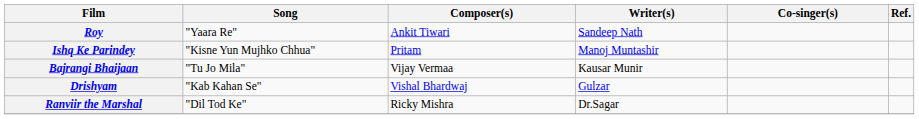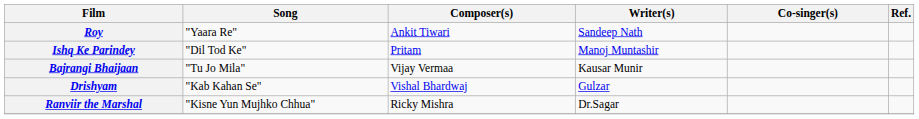(250, 50) "Kisne Yun Mujhko Chhua" -> (216, 50) "Dil Tod Ke"
(216, 104) "Dil Tod Ke" -> (250, 104) "Kisne Yun Mujhko Chhua"
